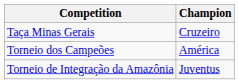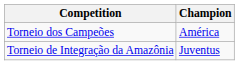- row: (51, 32)
